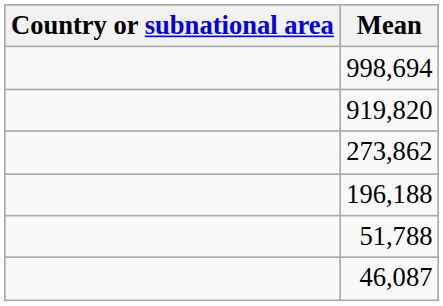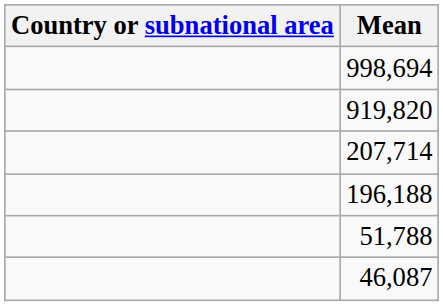- row: (389, 151)
+ row: (389, 151)
